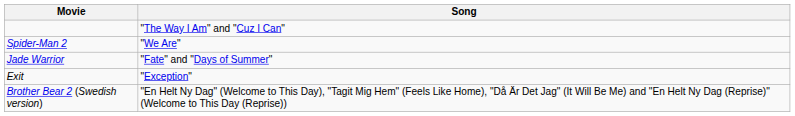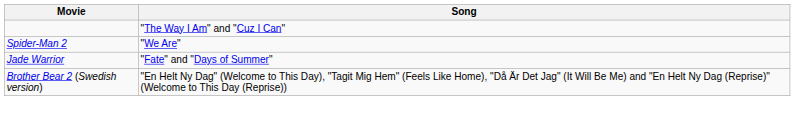- row: (15, 76)
